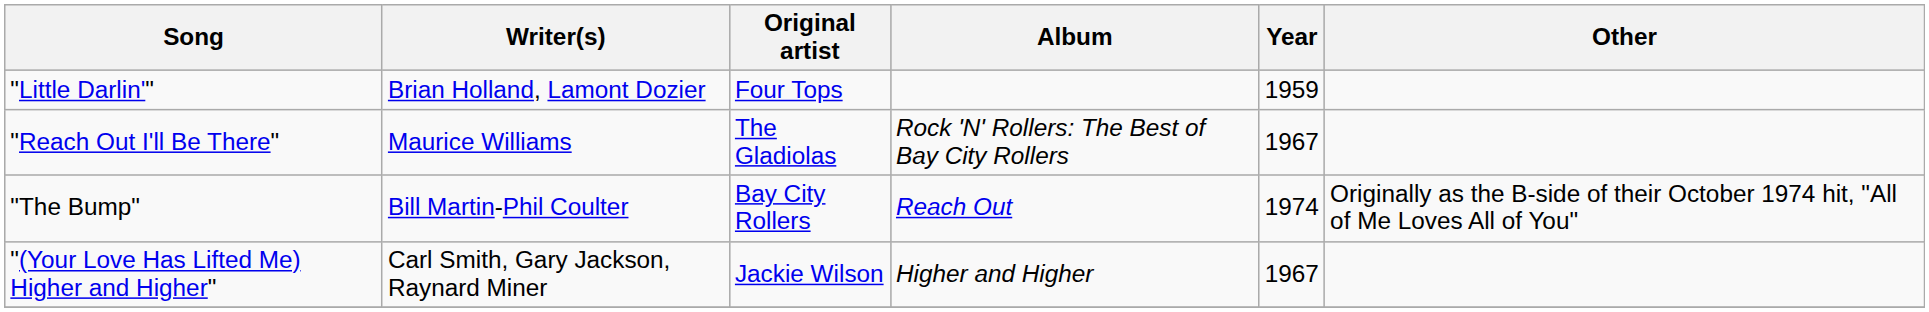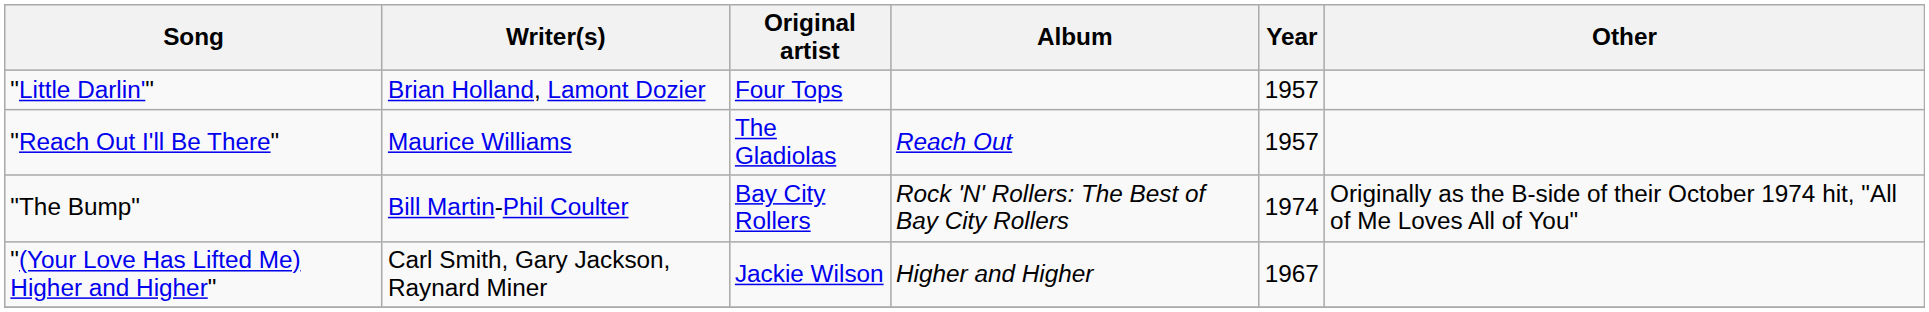(1292, 89) 1959 -> (1292, 89) 1957
(1051, 141) Rock 'N' Rollers: The Best of Bay City Rollers -> (954, 141) Reach Out
(1292, 141) 1967 -> (1292, 141) 1957
(954, 207) Reach Out -> (1051, 207) Rock 'N' Rollers: The Best of Bay City Rollers
